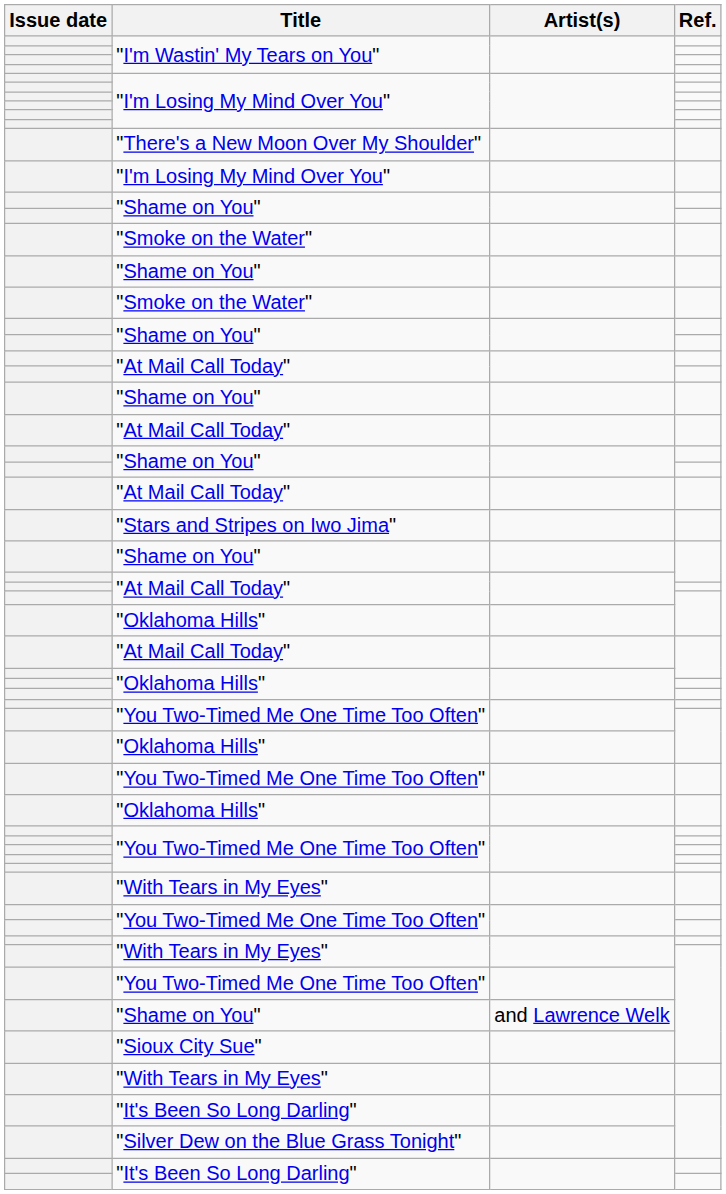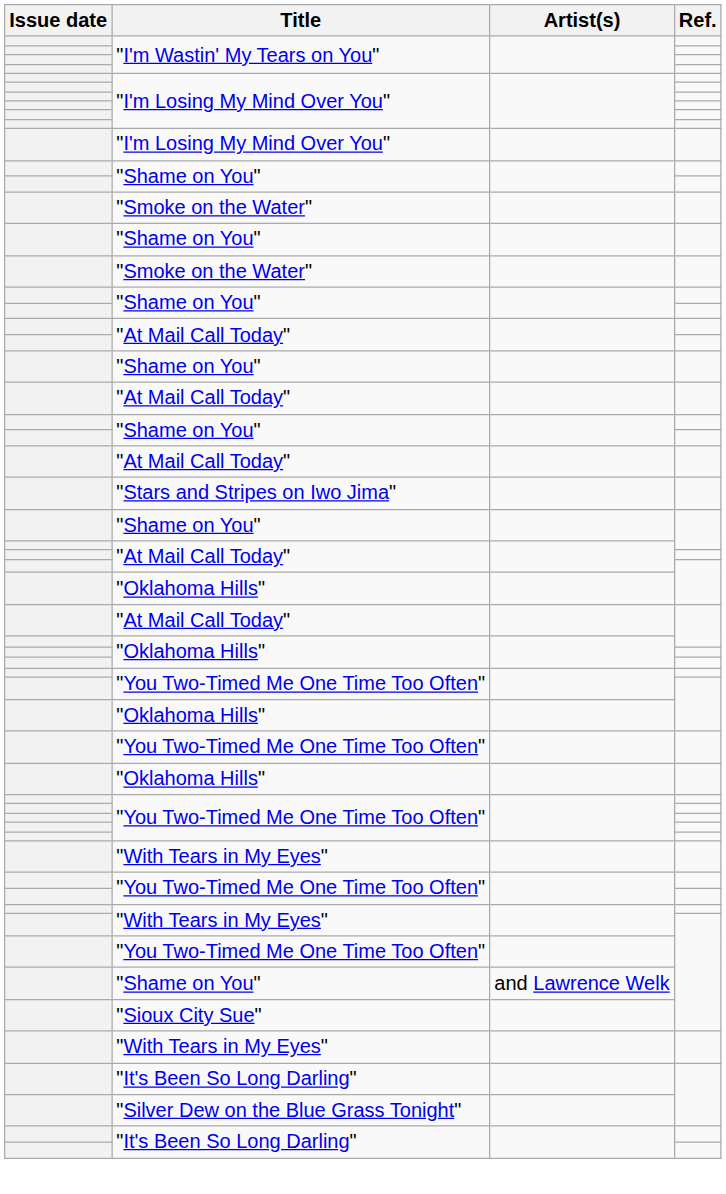- row: (299, 144)
